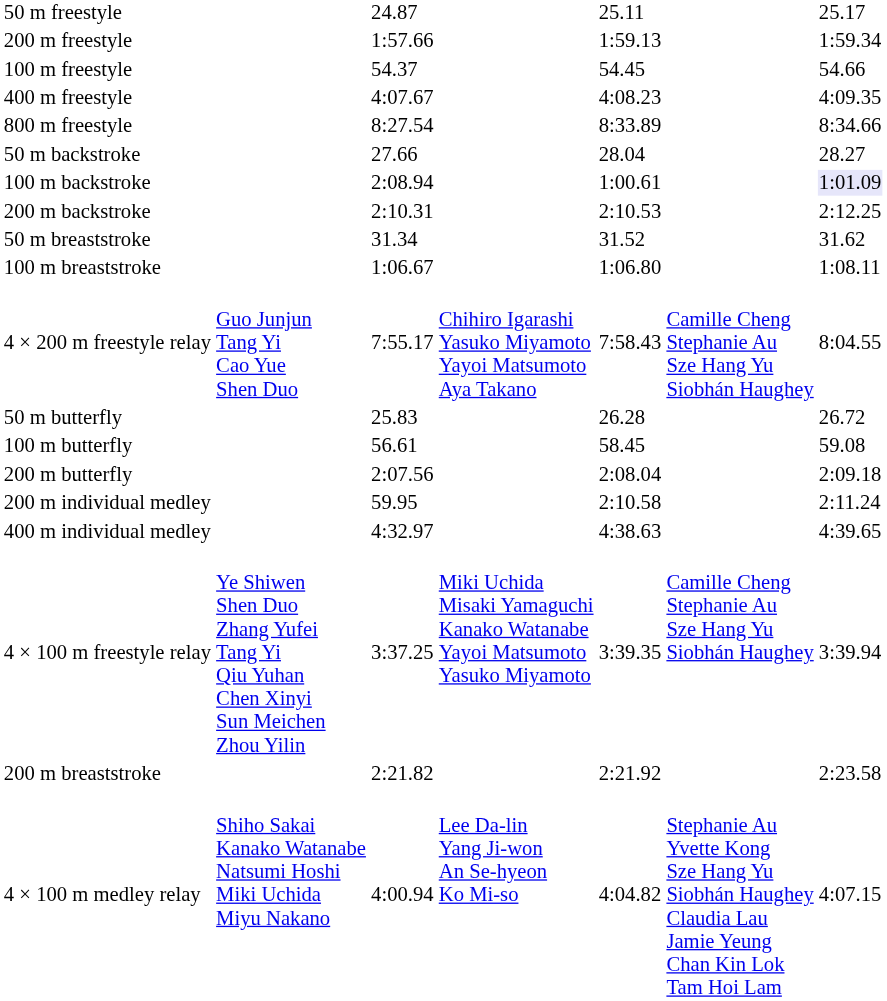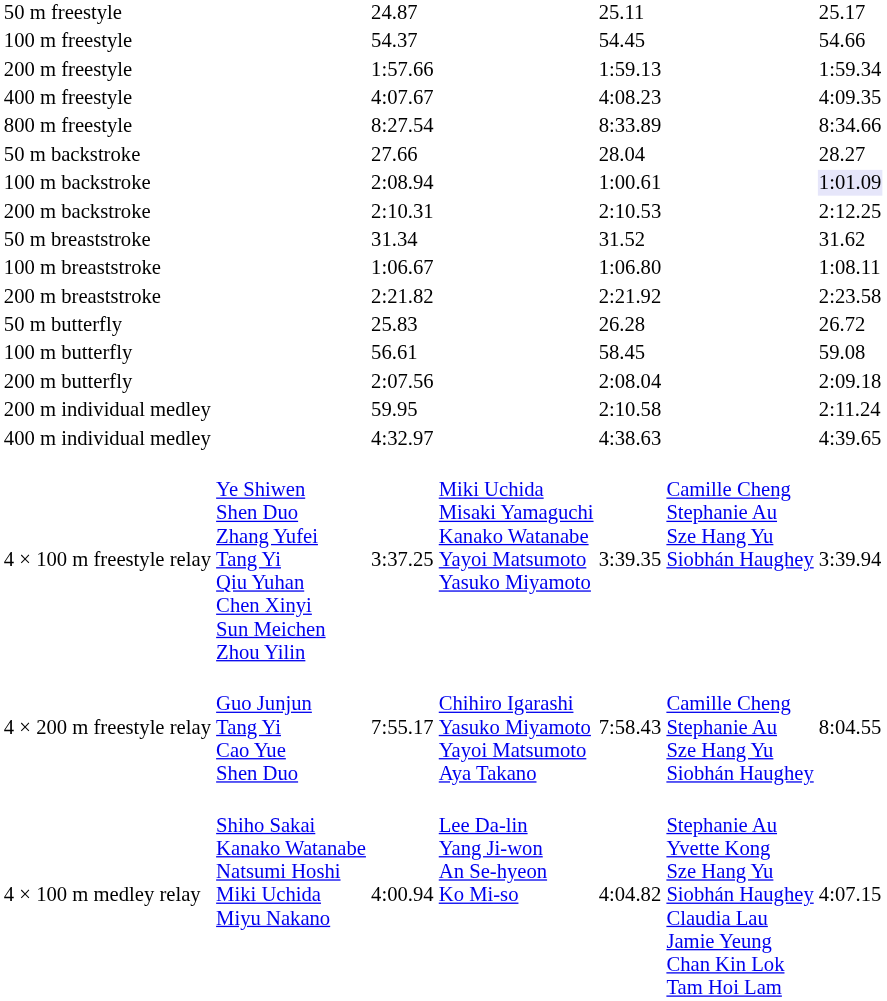rows swapped: (68, 69) <-> (68, 40)
rows swapped: (82, 773) <-> (107, 342)
